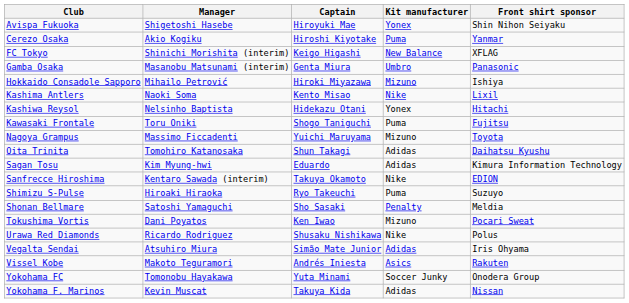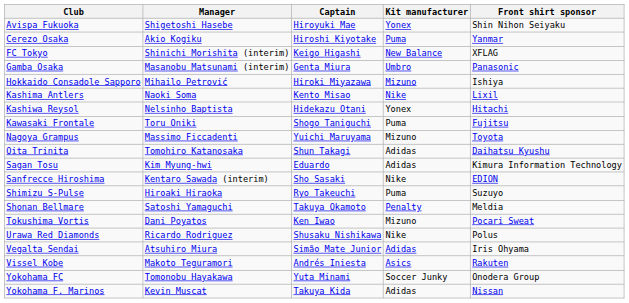(330, 179) Takuya Okamoto -> (319, 179) Sho Sasaki
(319, 207) Sho Sasaki -> (330, 207) Takuya Okamoto
